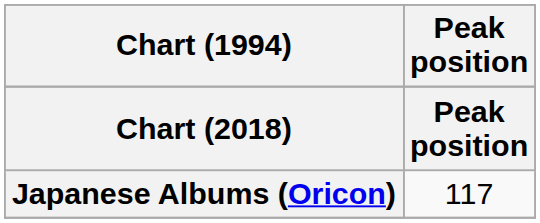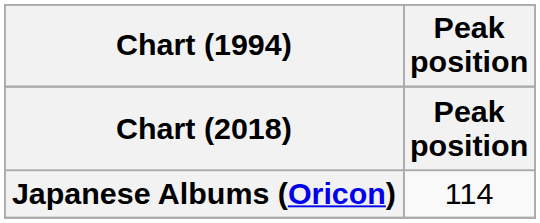(469, 193) 117 -> (469, 193) 114
